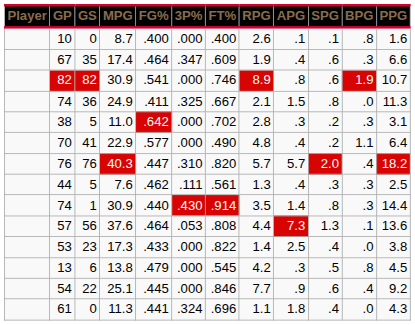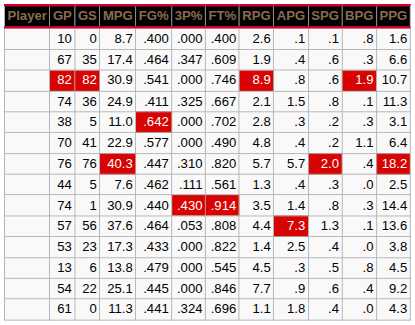(368, 101) .0 -> (368, 101) .1
(368, 184) .3 -> (368, 184) .0
(262, 267) 4.2 -> (262, 267) 4.5
